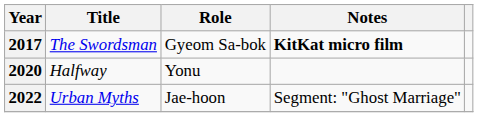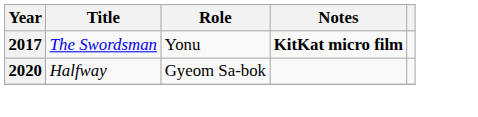(215, 44) Gyeom Sa-bok -> (183, 44) Yonu
(183, 71) Yonu -> (215, 71) Gyeom Sa-bok
- row: (25, 97)
